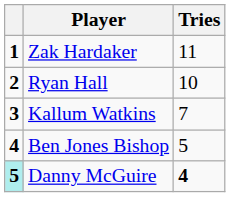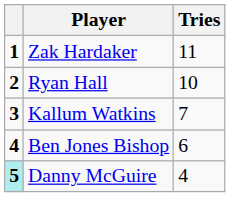(183, 144) 5 -> (183, 144) 6
(183, 176) bold -> (183, 176) normal
